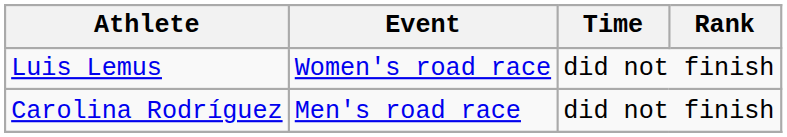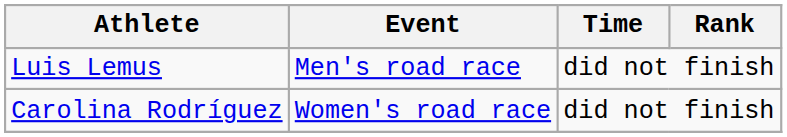(423, 68) Women's road race -> (408, 68) Men's road race
(408, 110) Men's road race -> (423, 110) Women's road race
